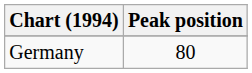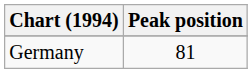(185, 52) 80 -> (185, 52) 81
